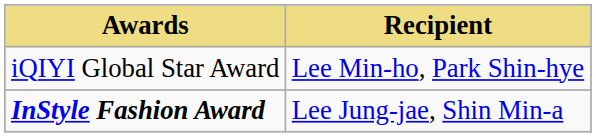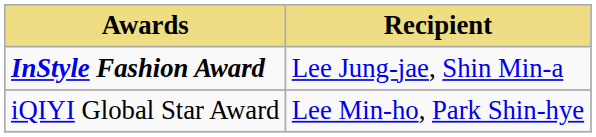rows swapped: (138, 110) <-> (145, 68)
